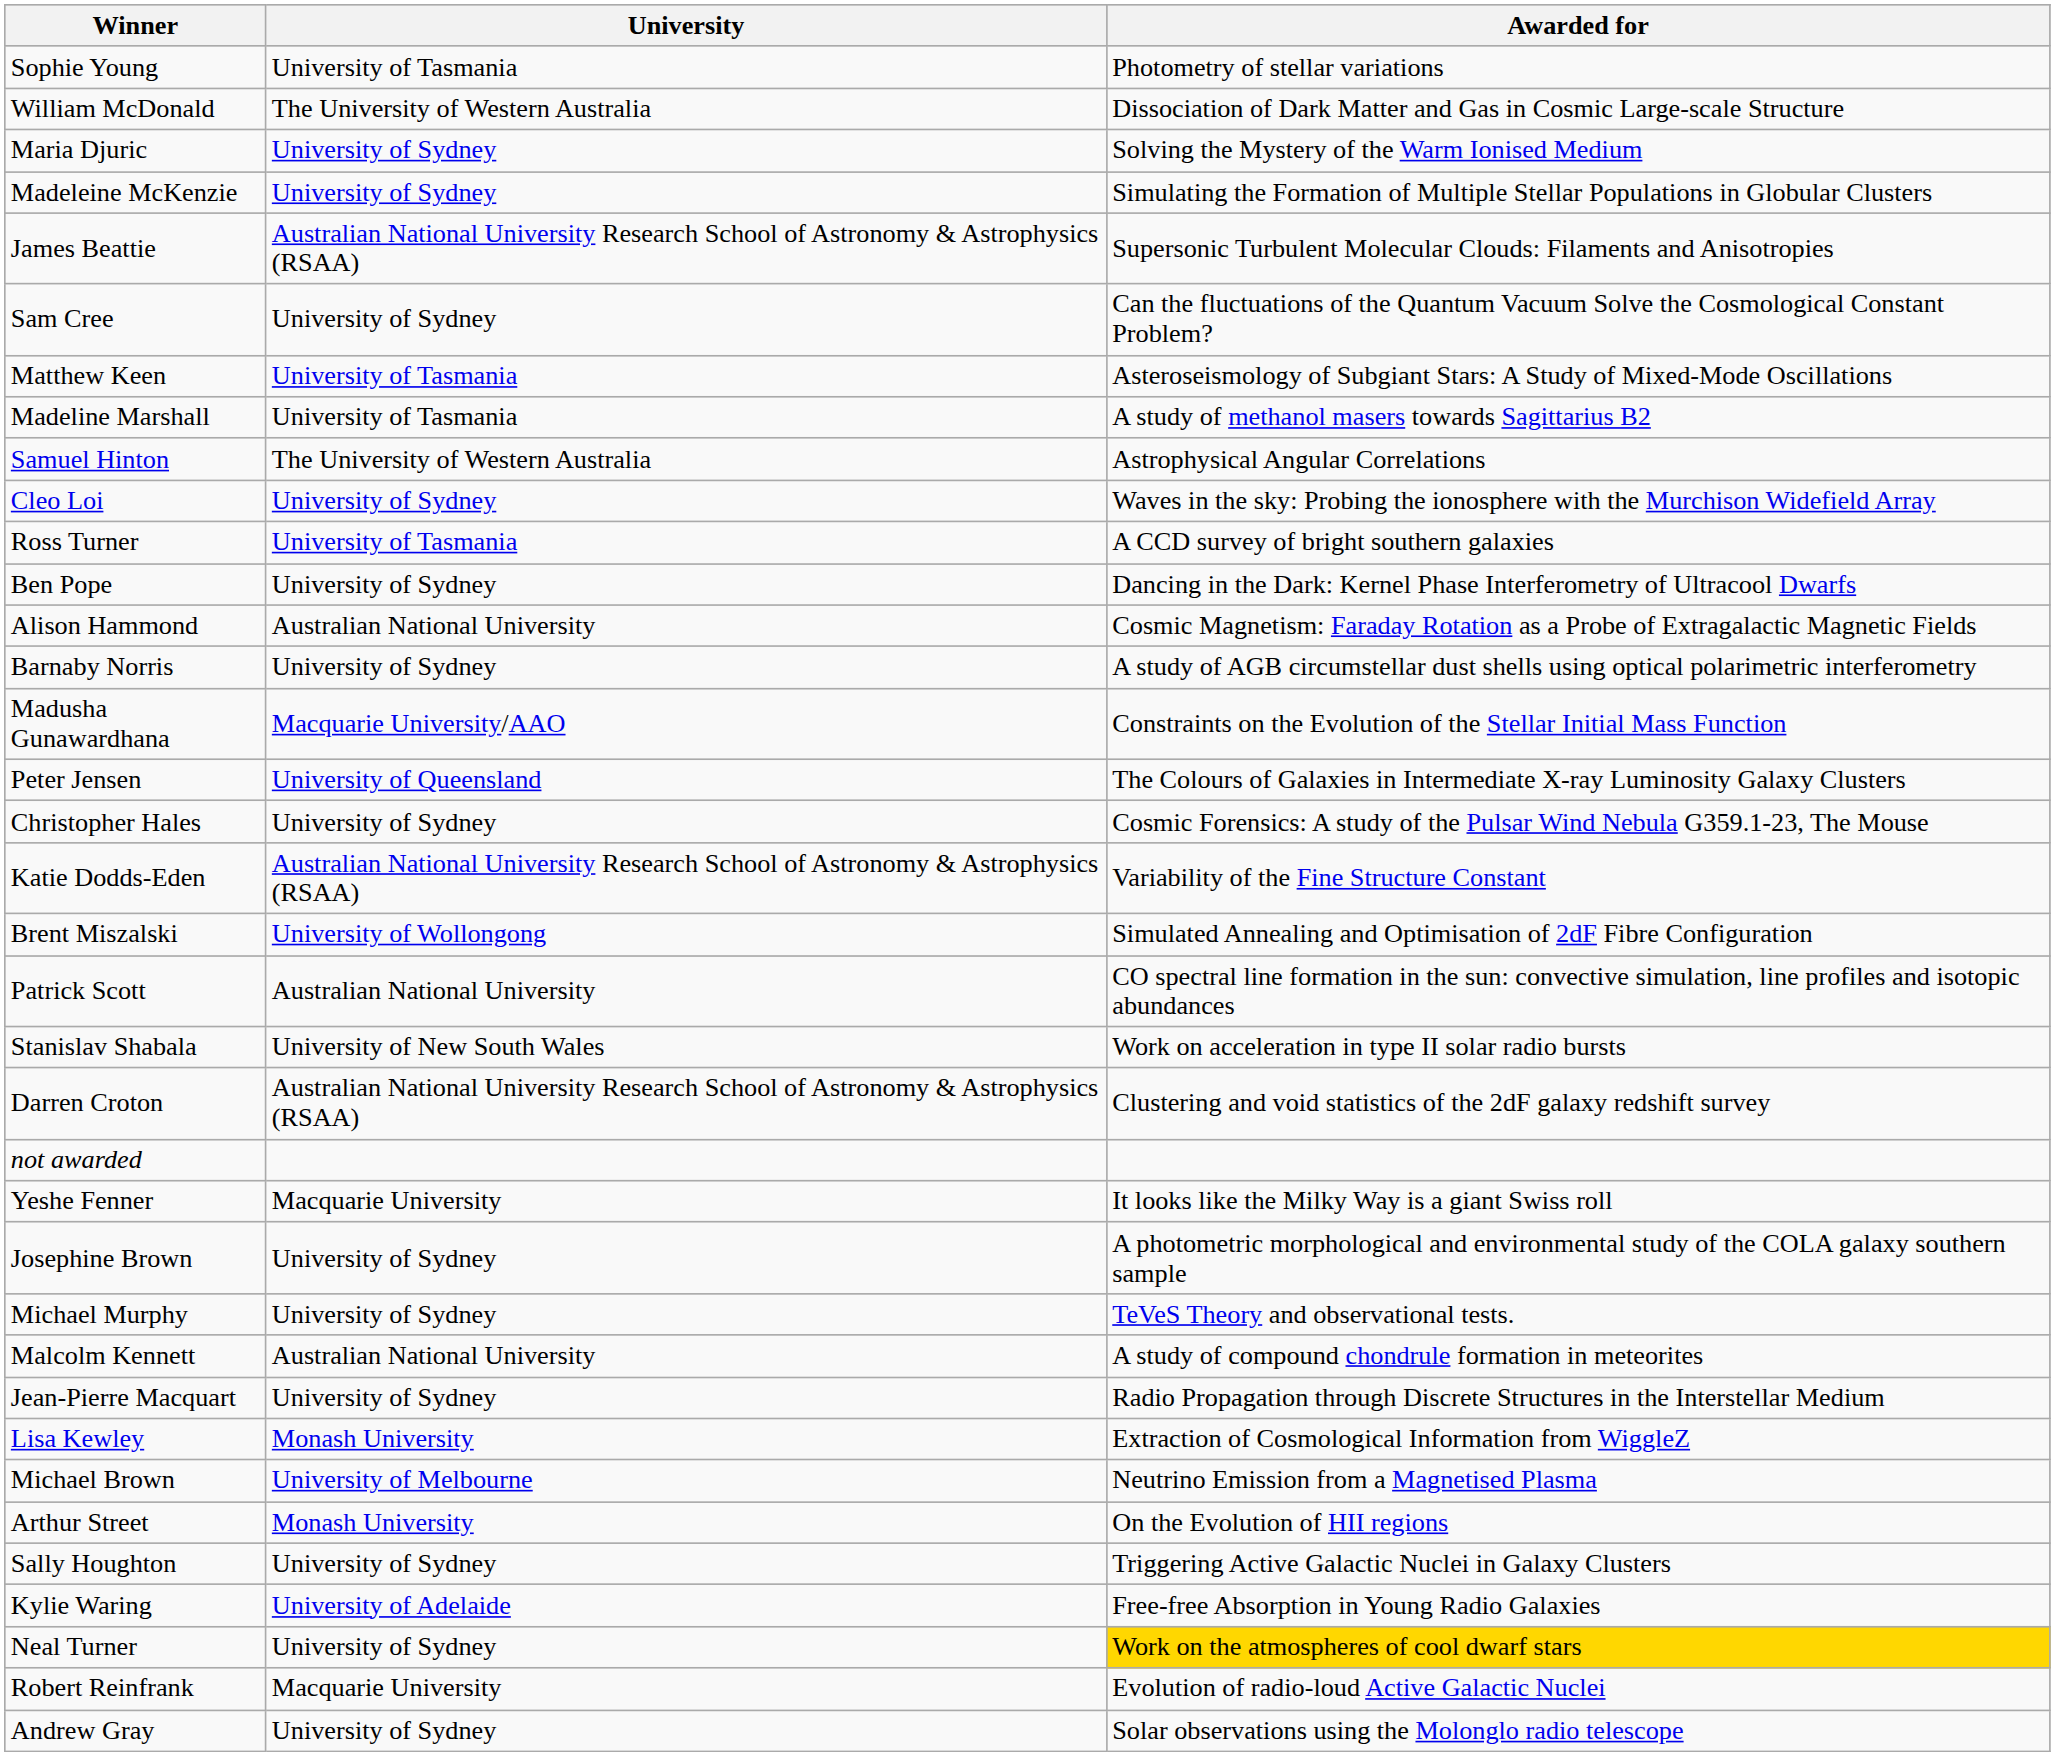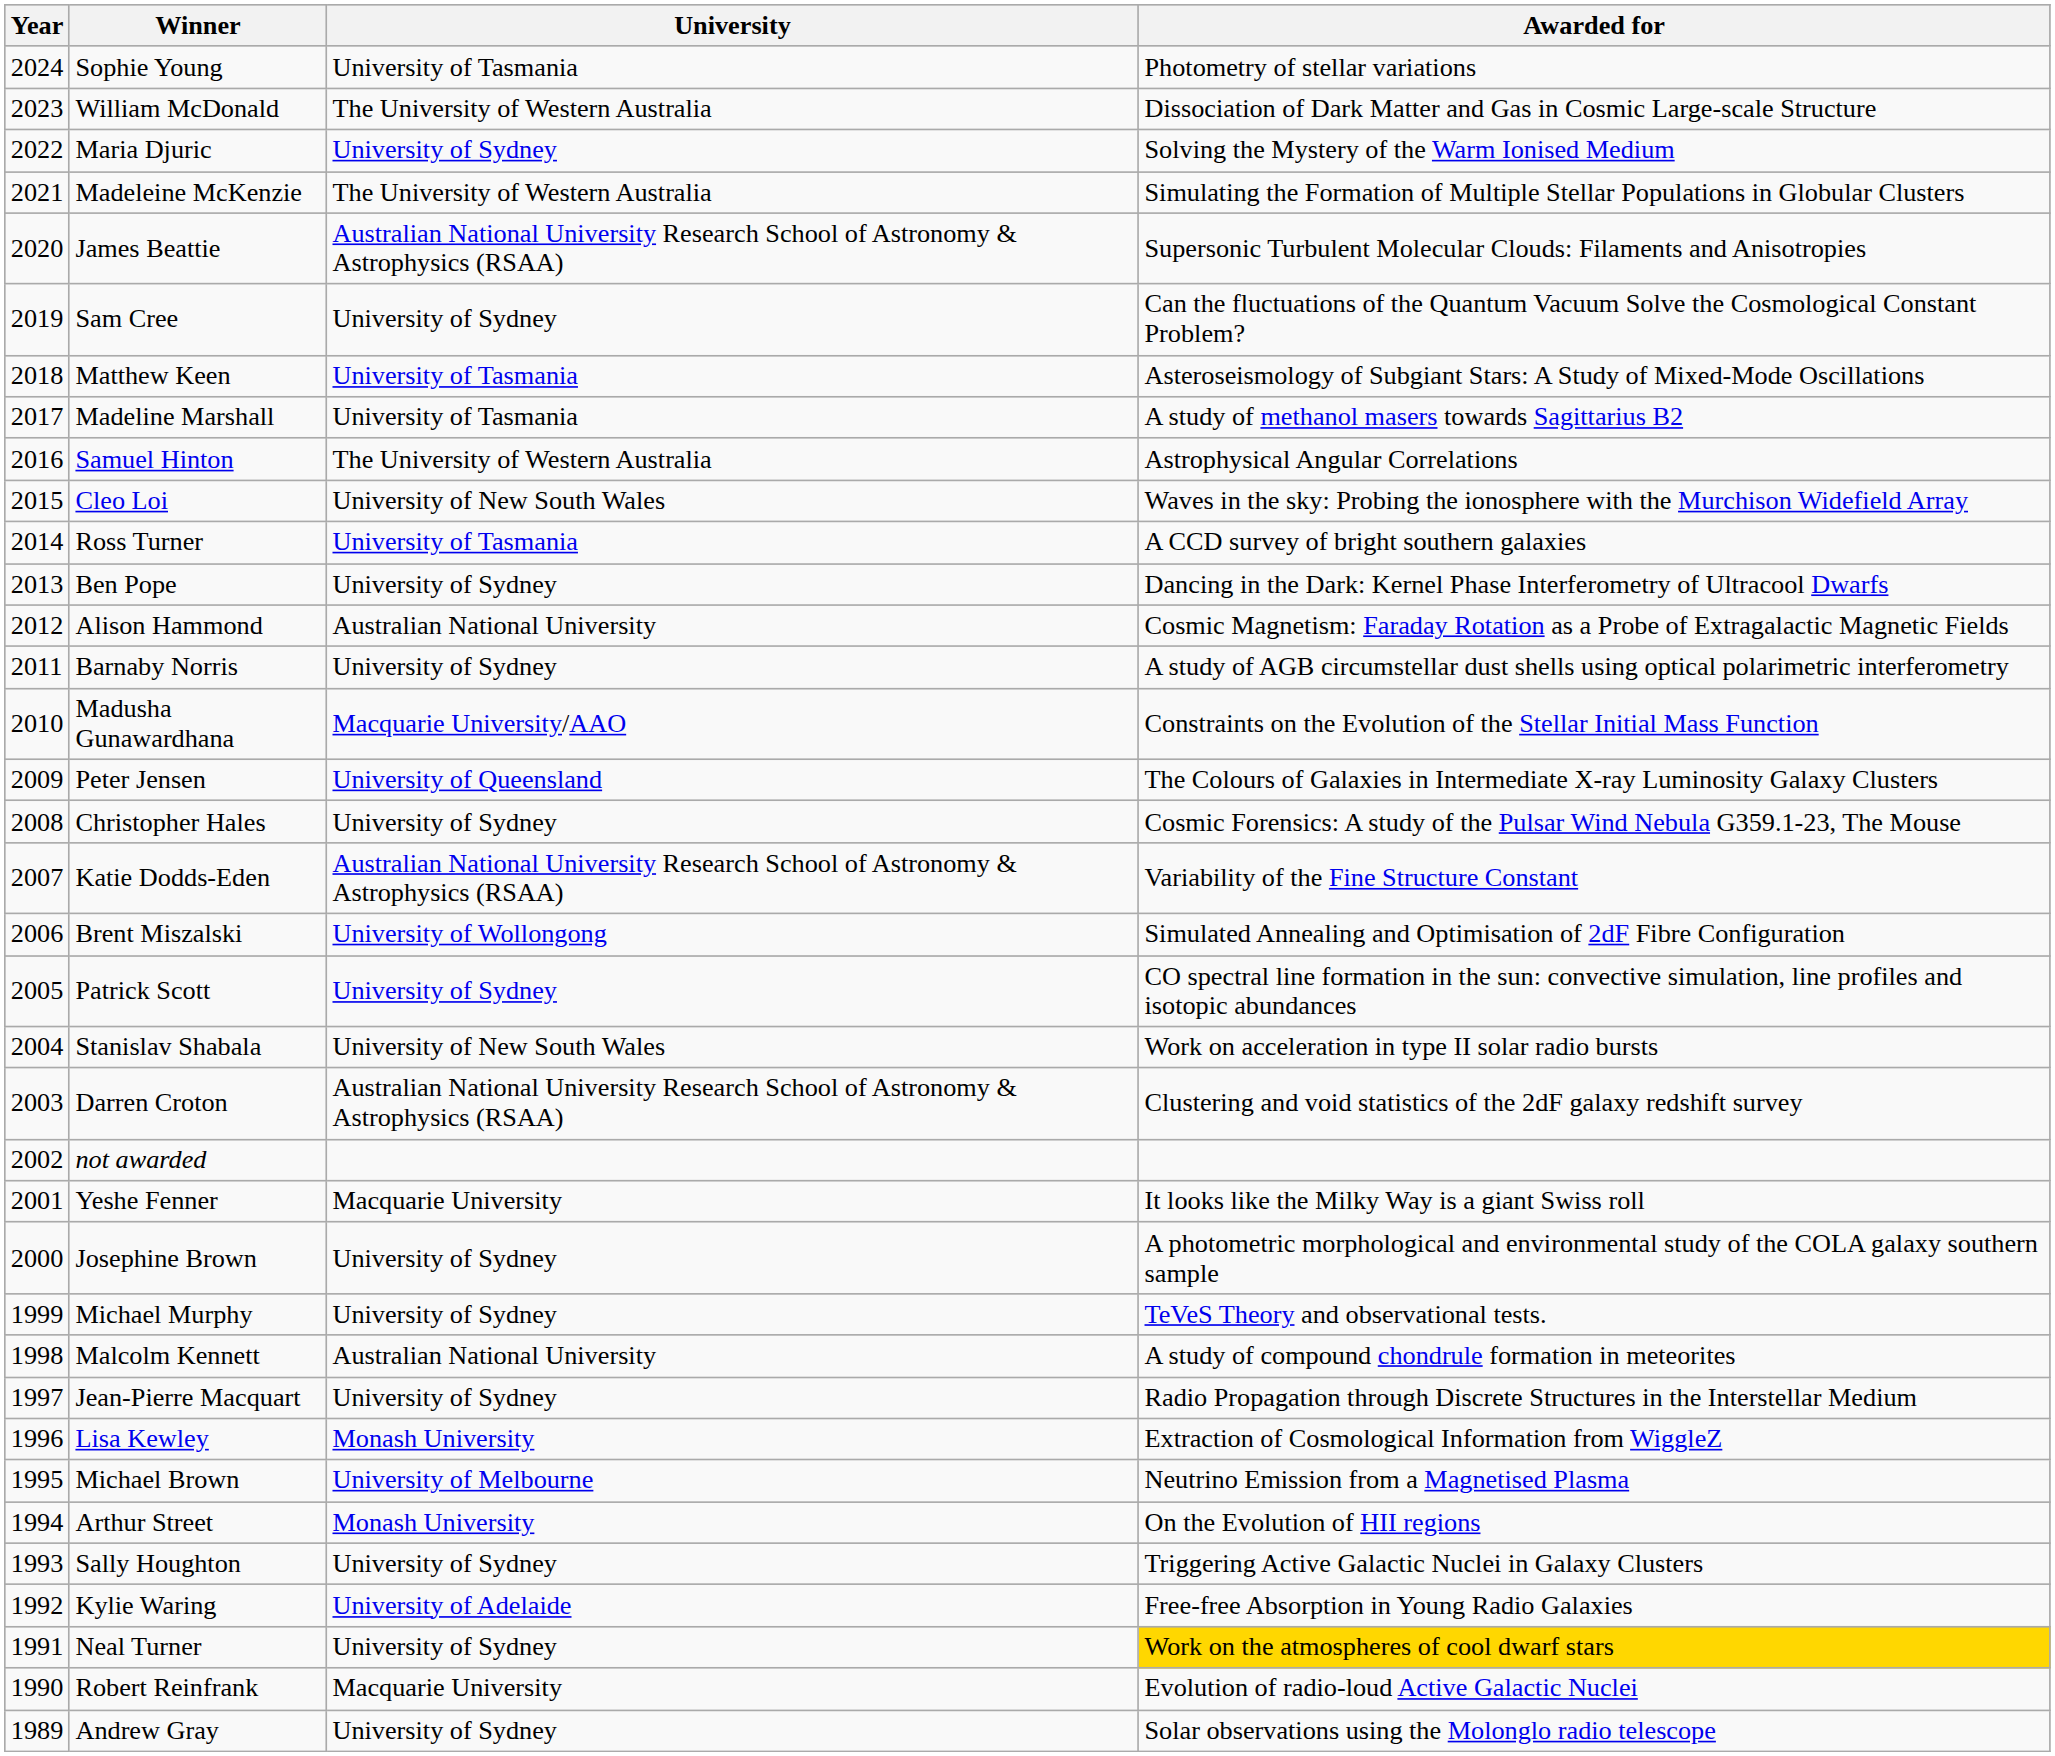+ column: (37, 25)
(384, 191) University of Sydney -> (522, 191) The University of Western Australia
(384, 500) University of Sydney -> (499, 500) University of New South Wales
(434, 990) Australian National University -> (445, 990) University of Sydney
